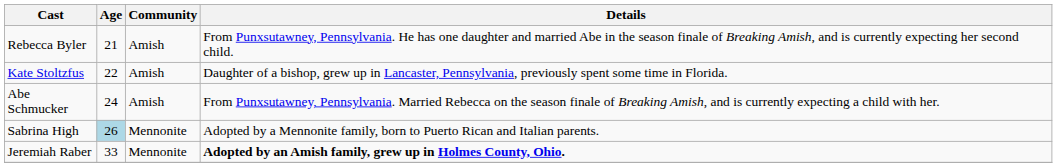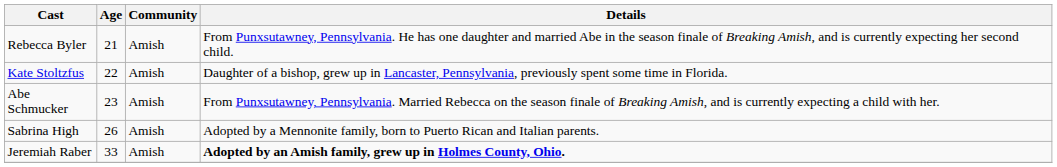(111, 101) 24 -> (111, 101) 23
(111, 130) lightblue background -> (111, 130) no background
(158, 130) Mennonite -> (146, 130) Amish
(158, 151) Mennonite -> (146, 151) Amish
